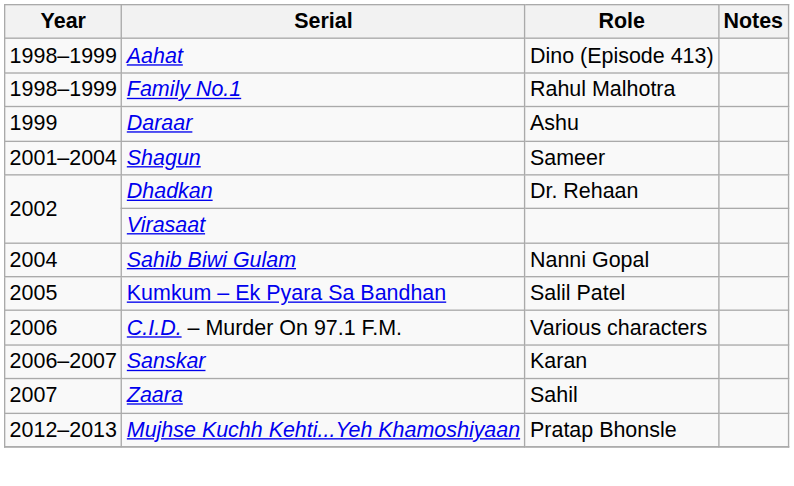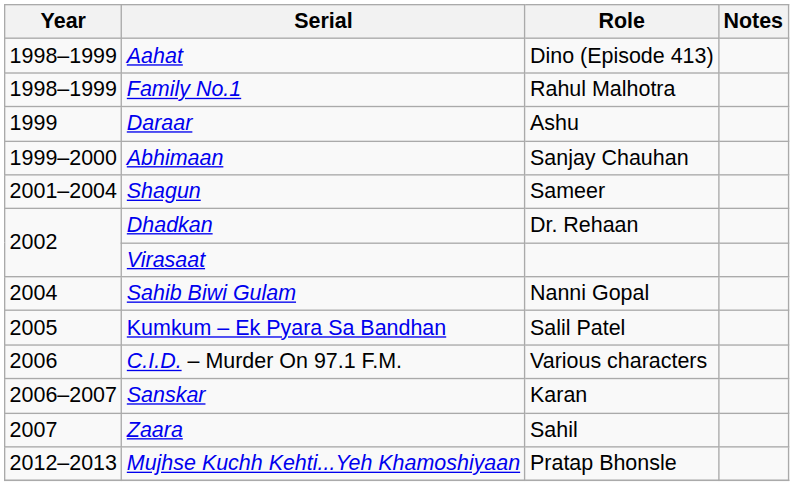+ row: (175, 157)
